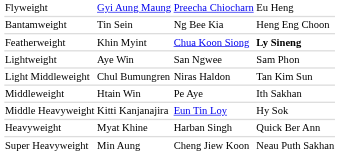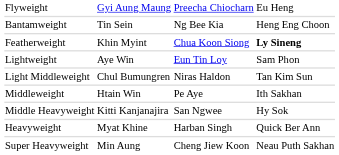(198, 59) San Ngwee -> (200, 59) Eun Tin Loy
(200, 111) Eun Tin Loy -> (198, 111) San Ngwee
